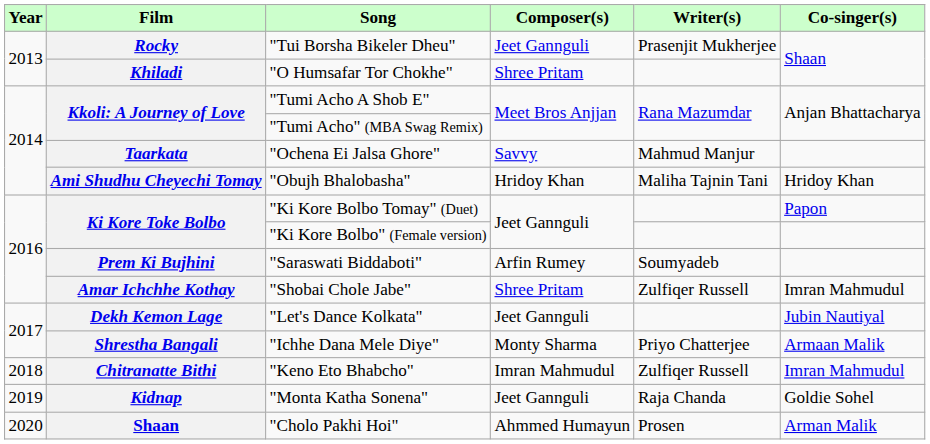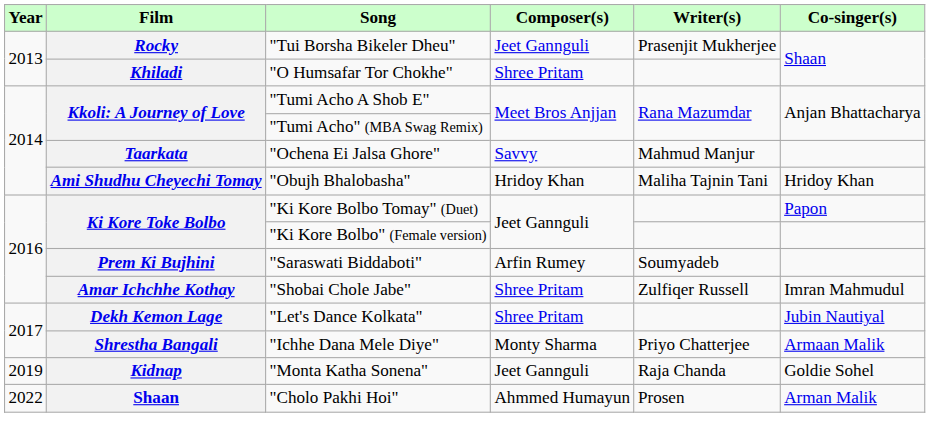(542, 316) Jeet Gannguli -> (539, 316) Shree Pritam
- row: (342, 371)
(26, 425) 2020 -> (26, 398) 2022
